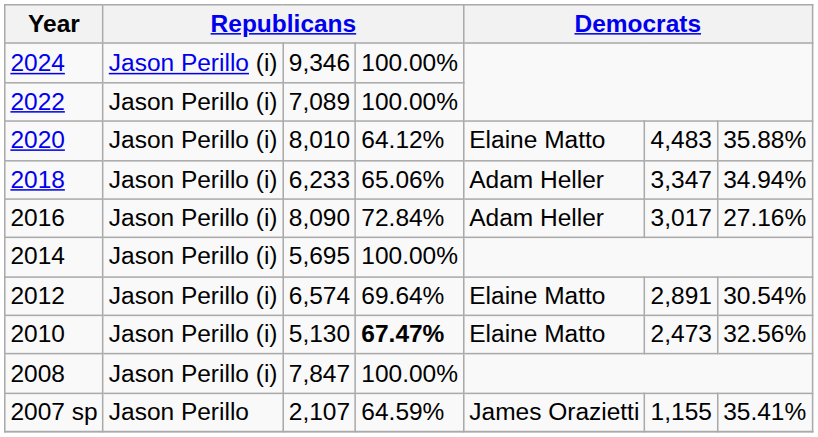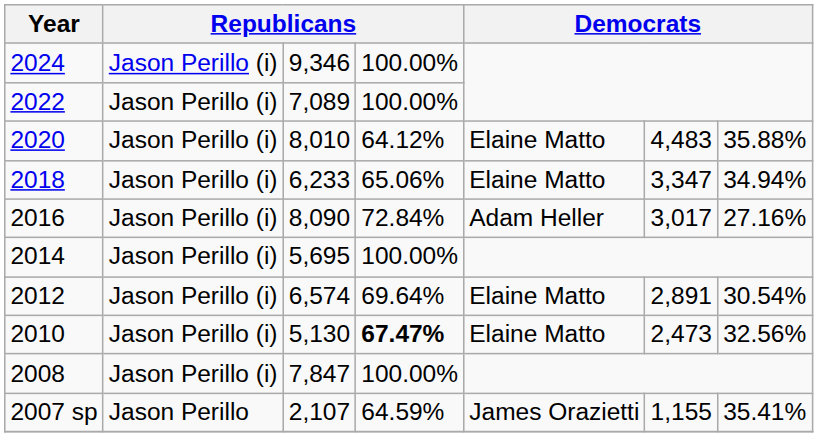(537, 179) Adam Heller -> (537, 179) Elaine Matto
